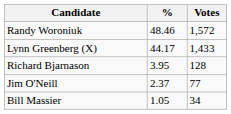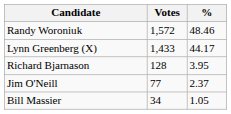columns swapped: (207, 13) <-> (167, 13)
